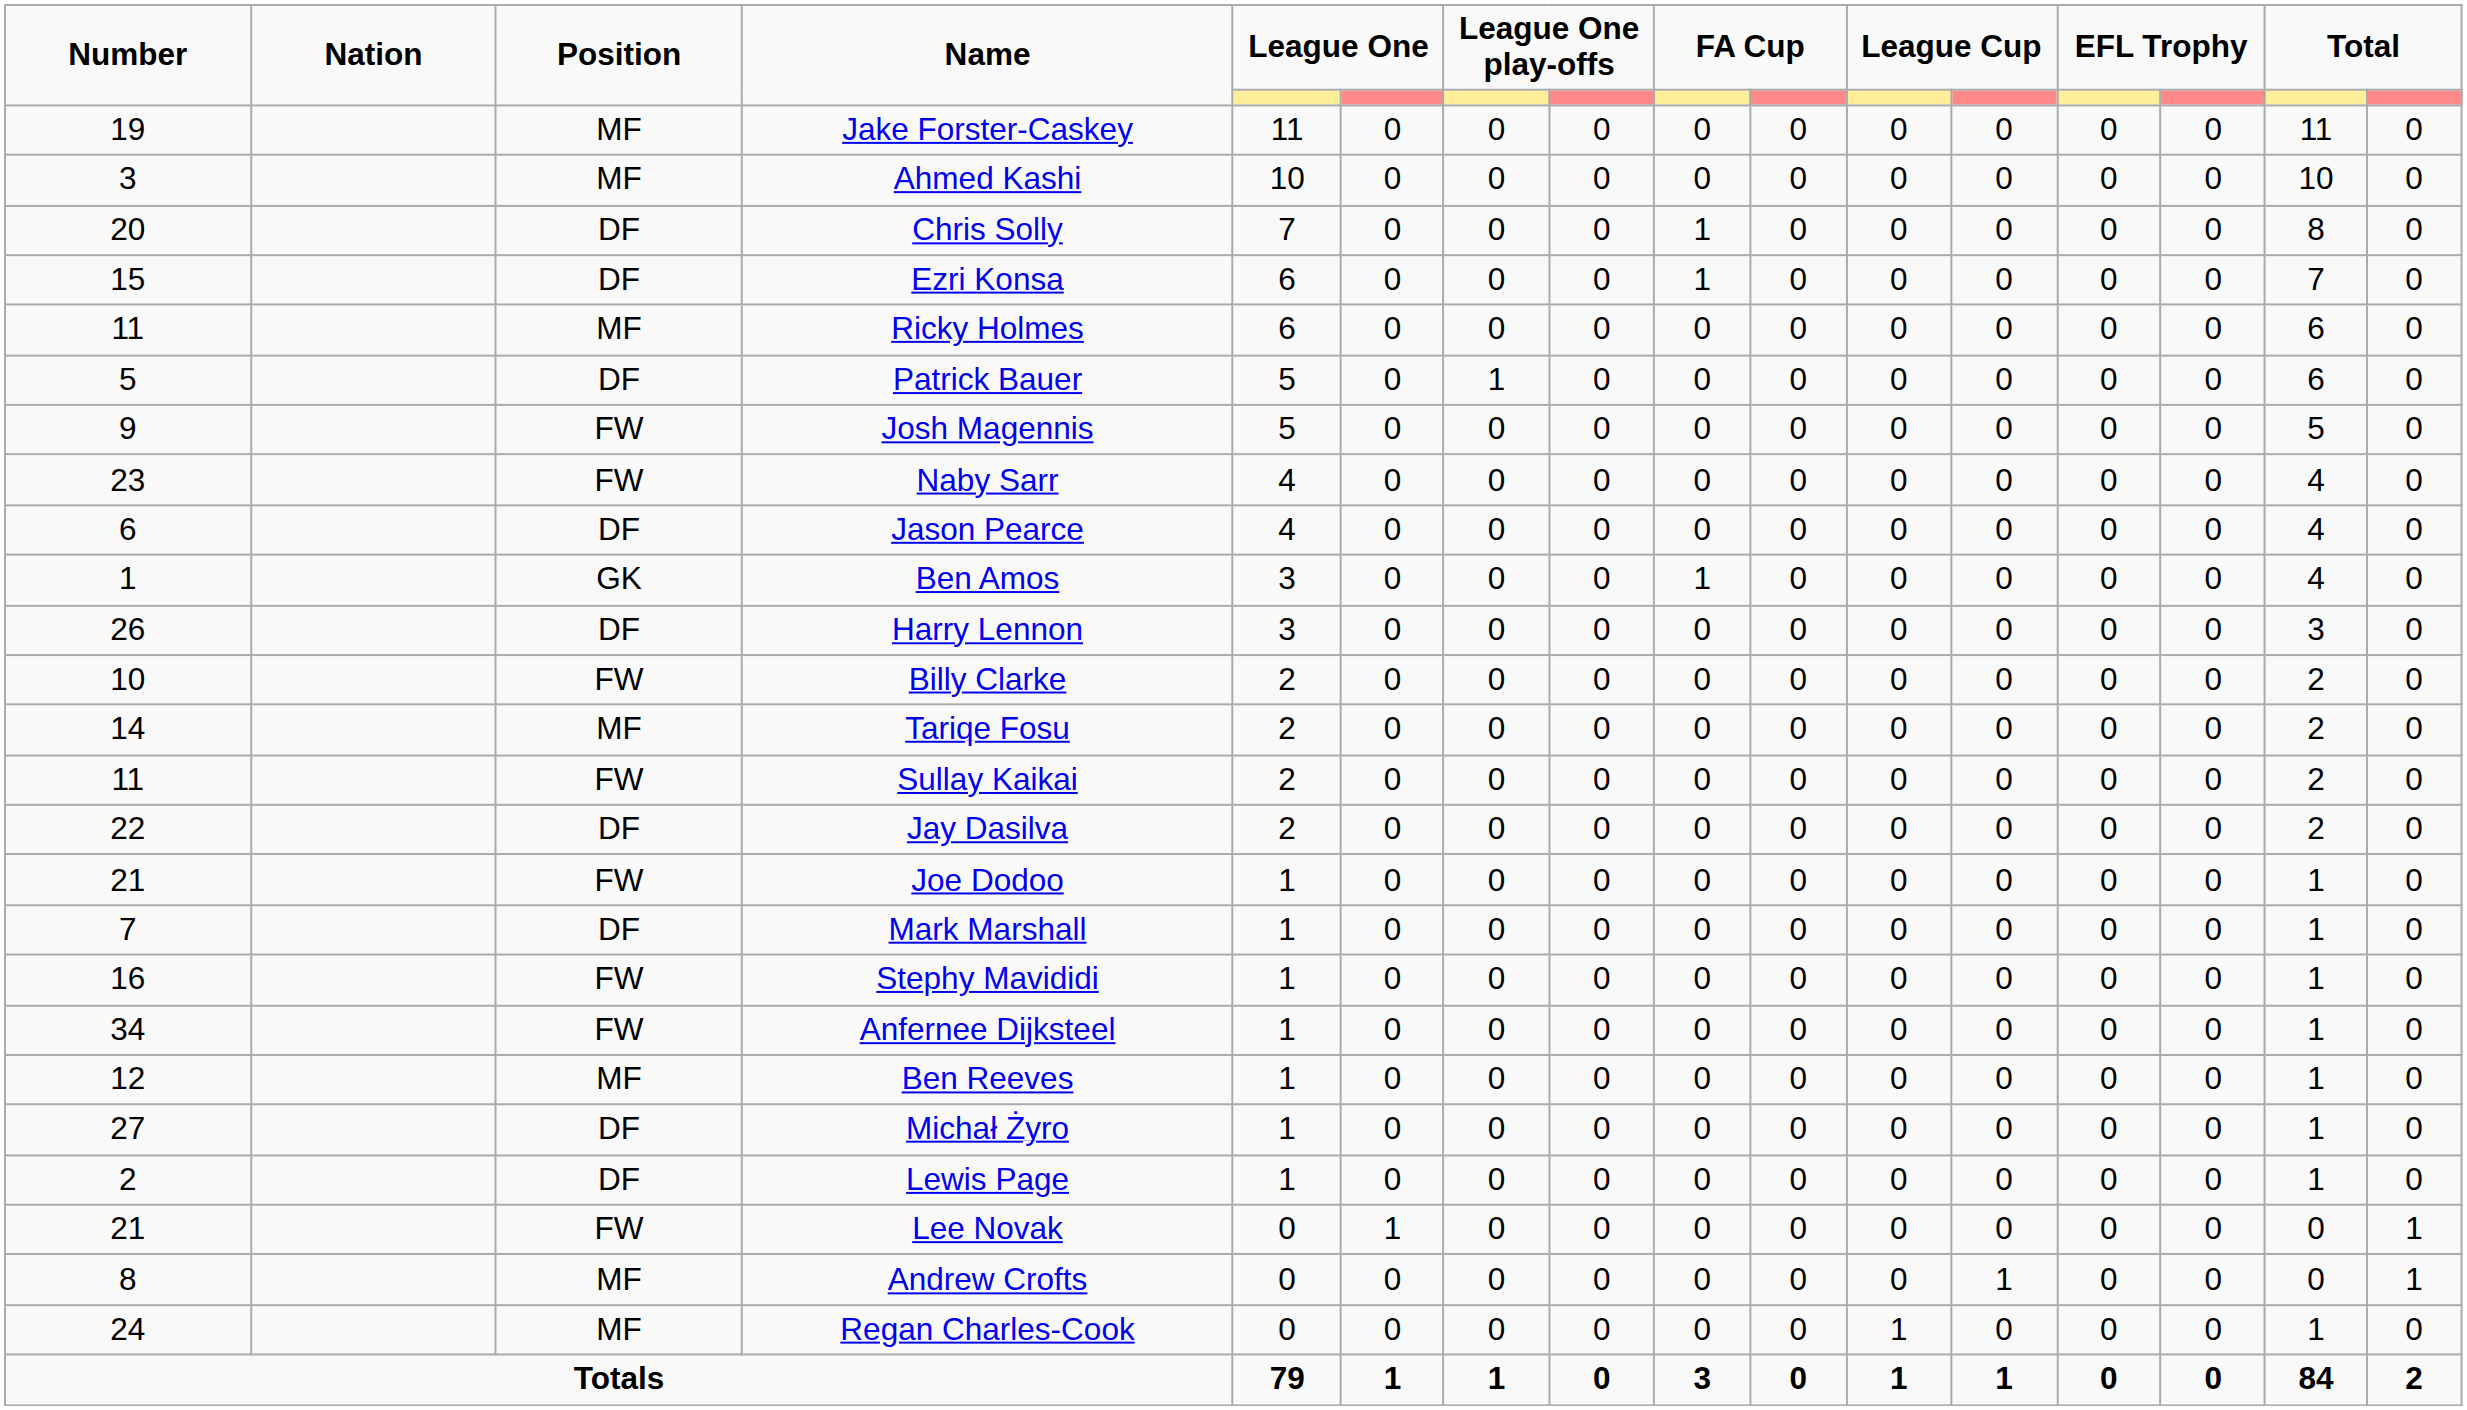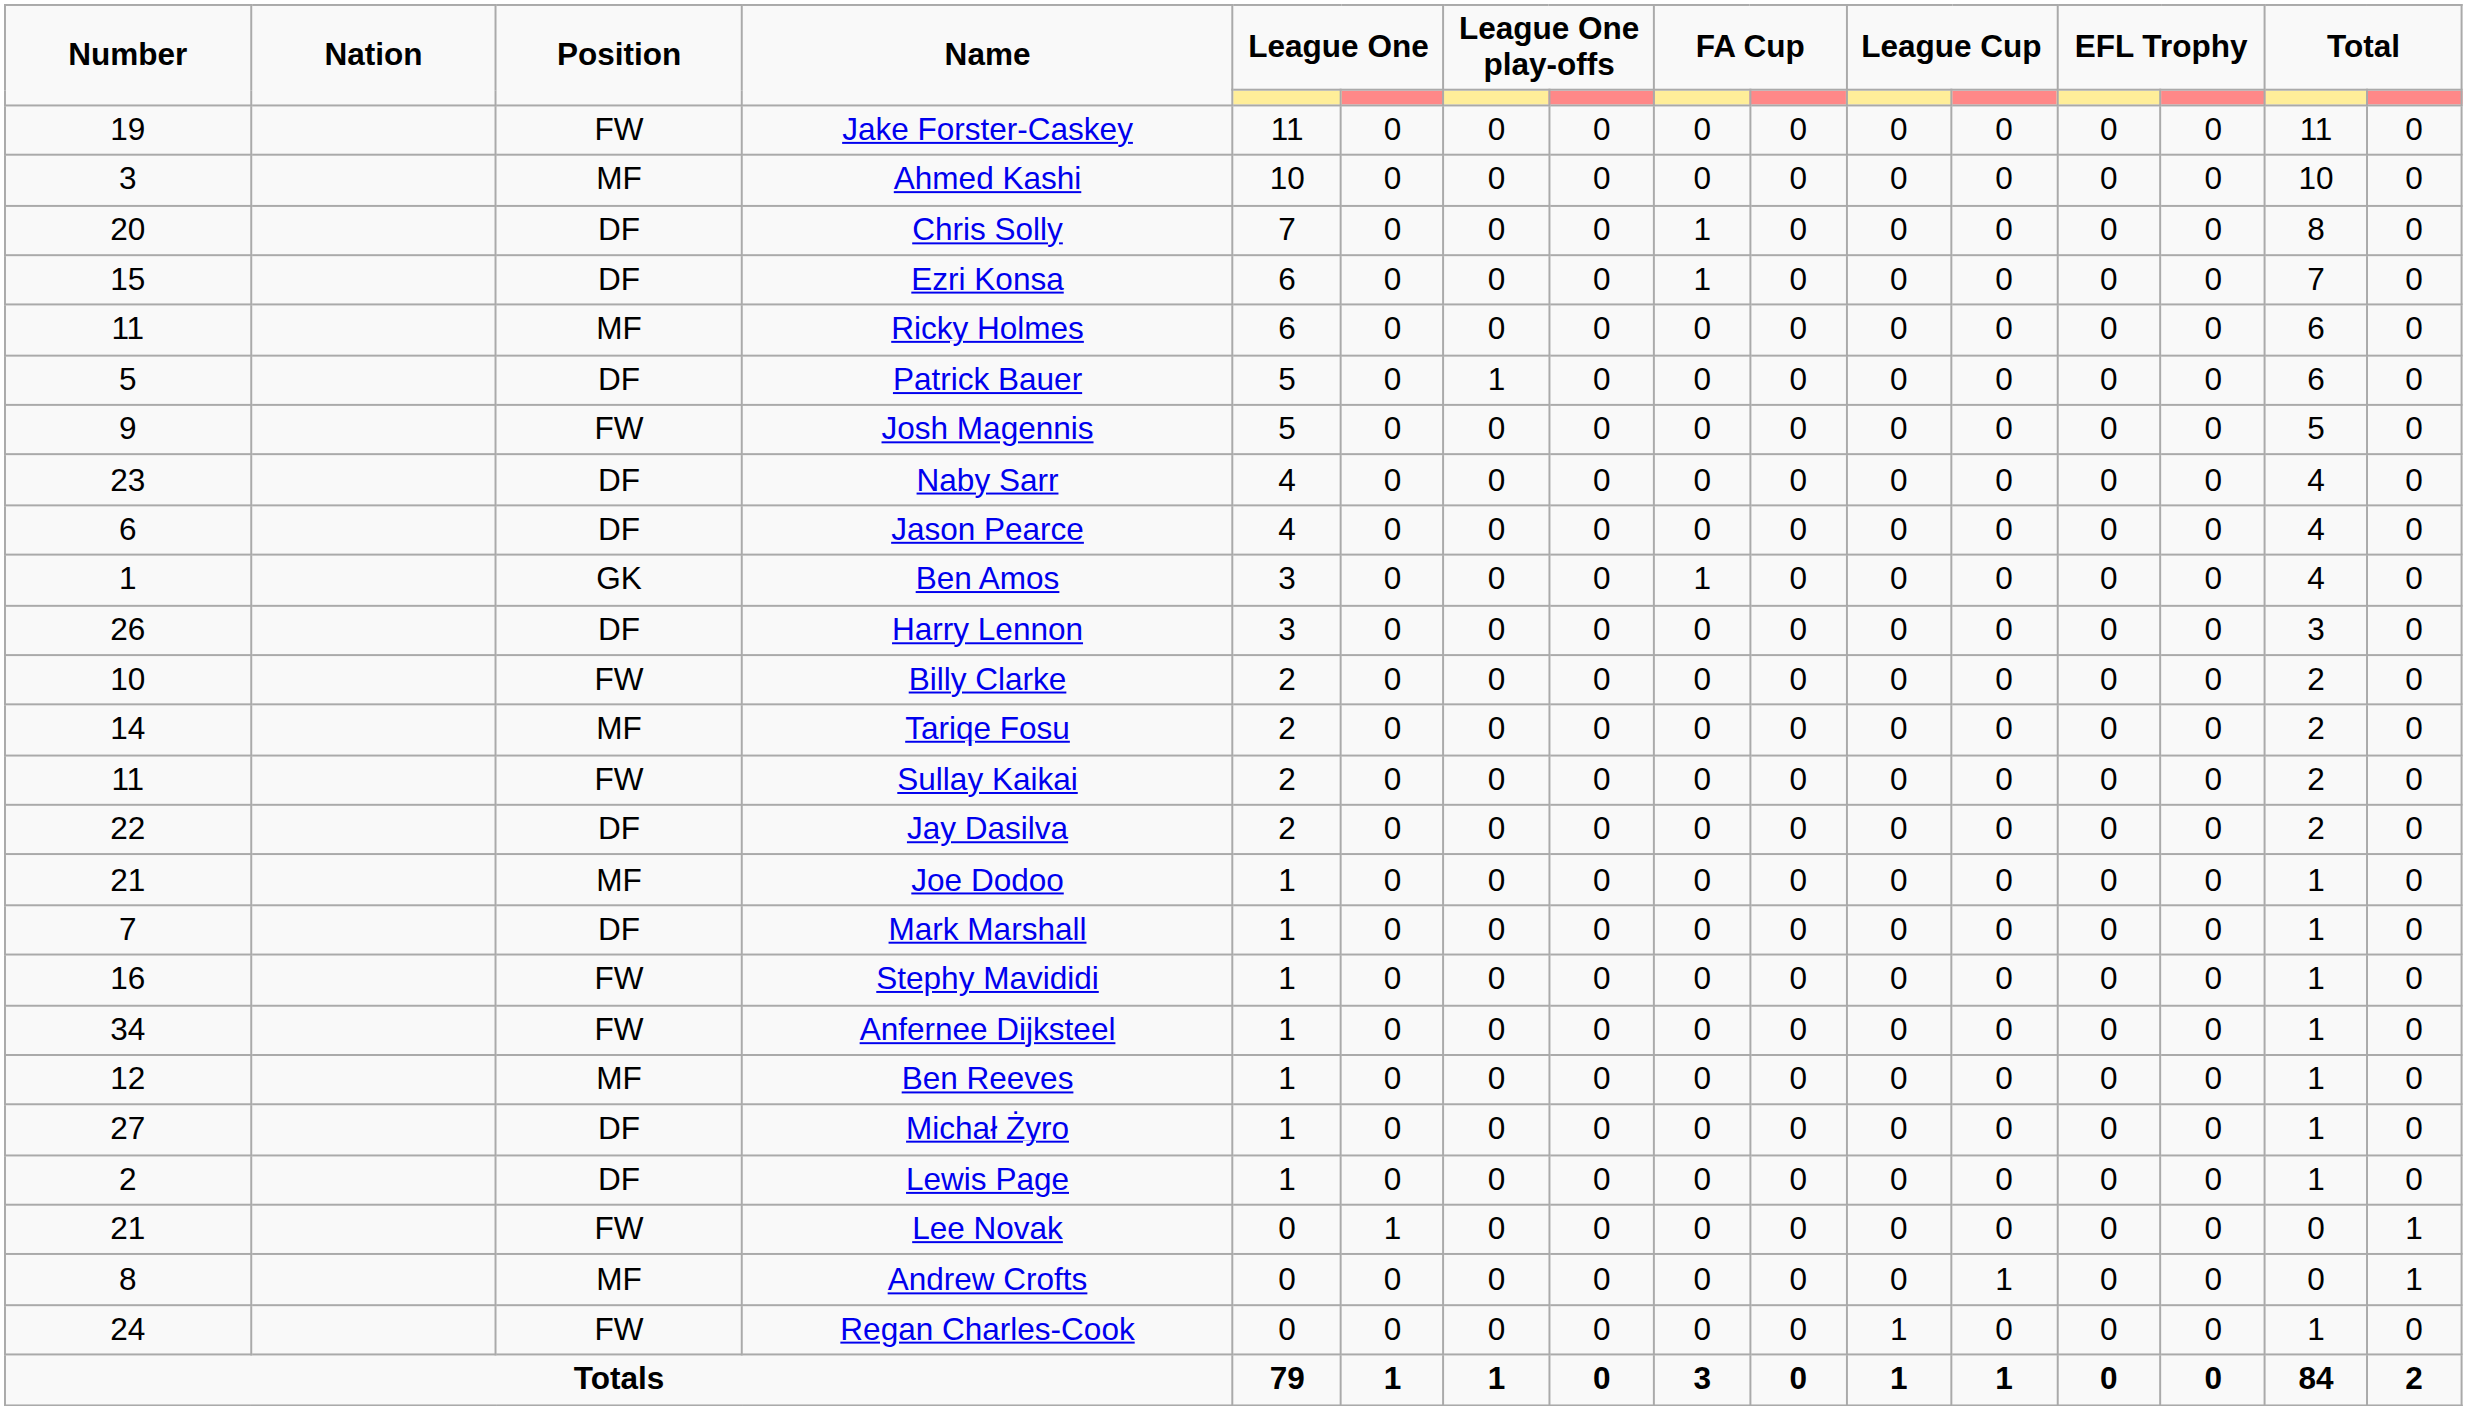(619, 129) MF -> (619, 129) FW
(619, 479) FW -> (619, 479) DF
(619, 879) FW -> (619, 879) MF
(619, 1329) MF -> (619, 1329) FW
